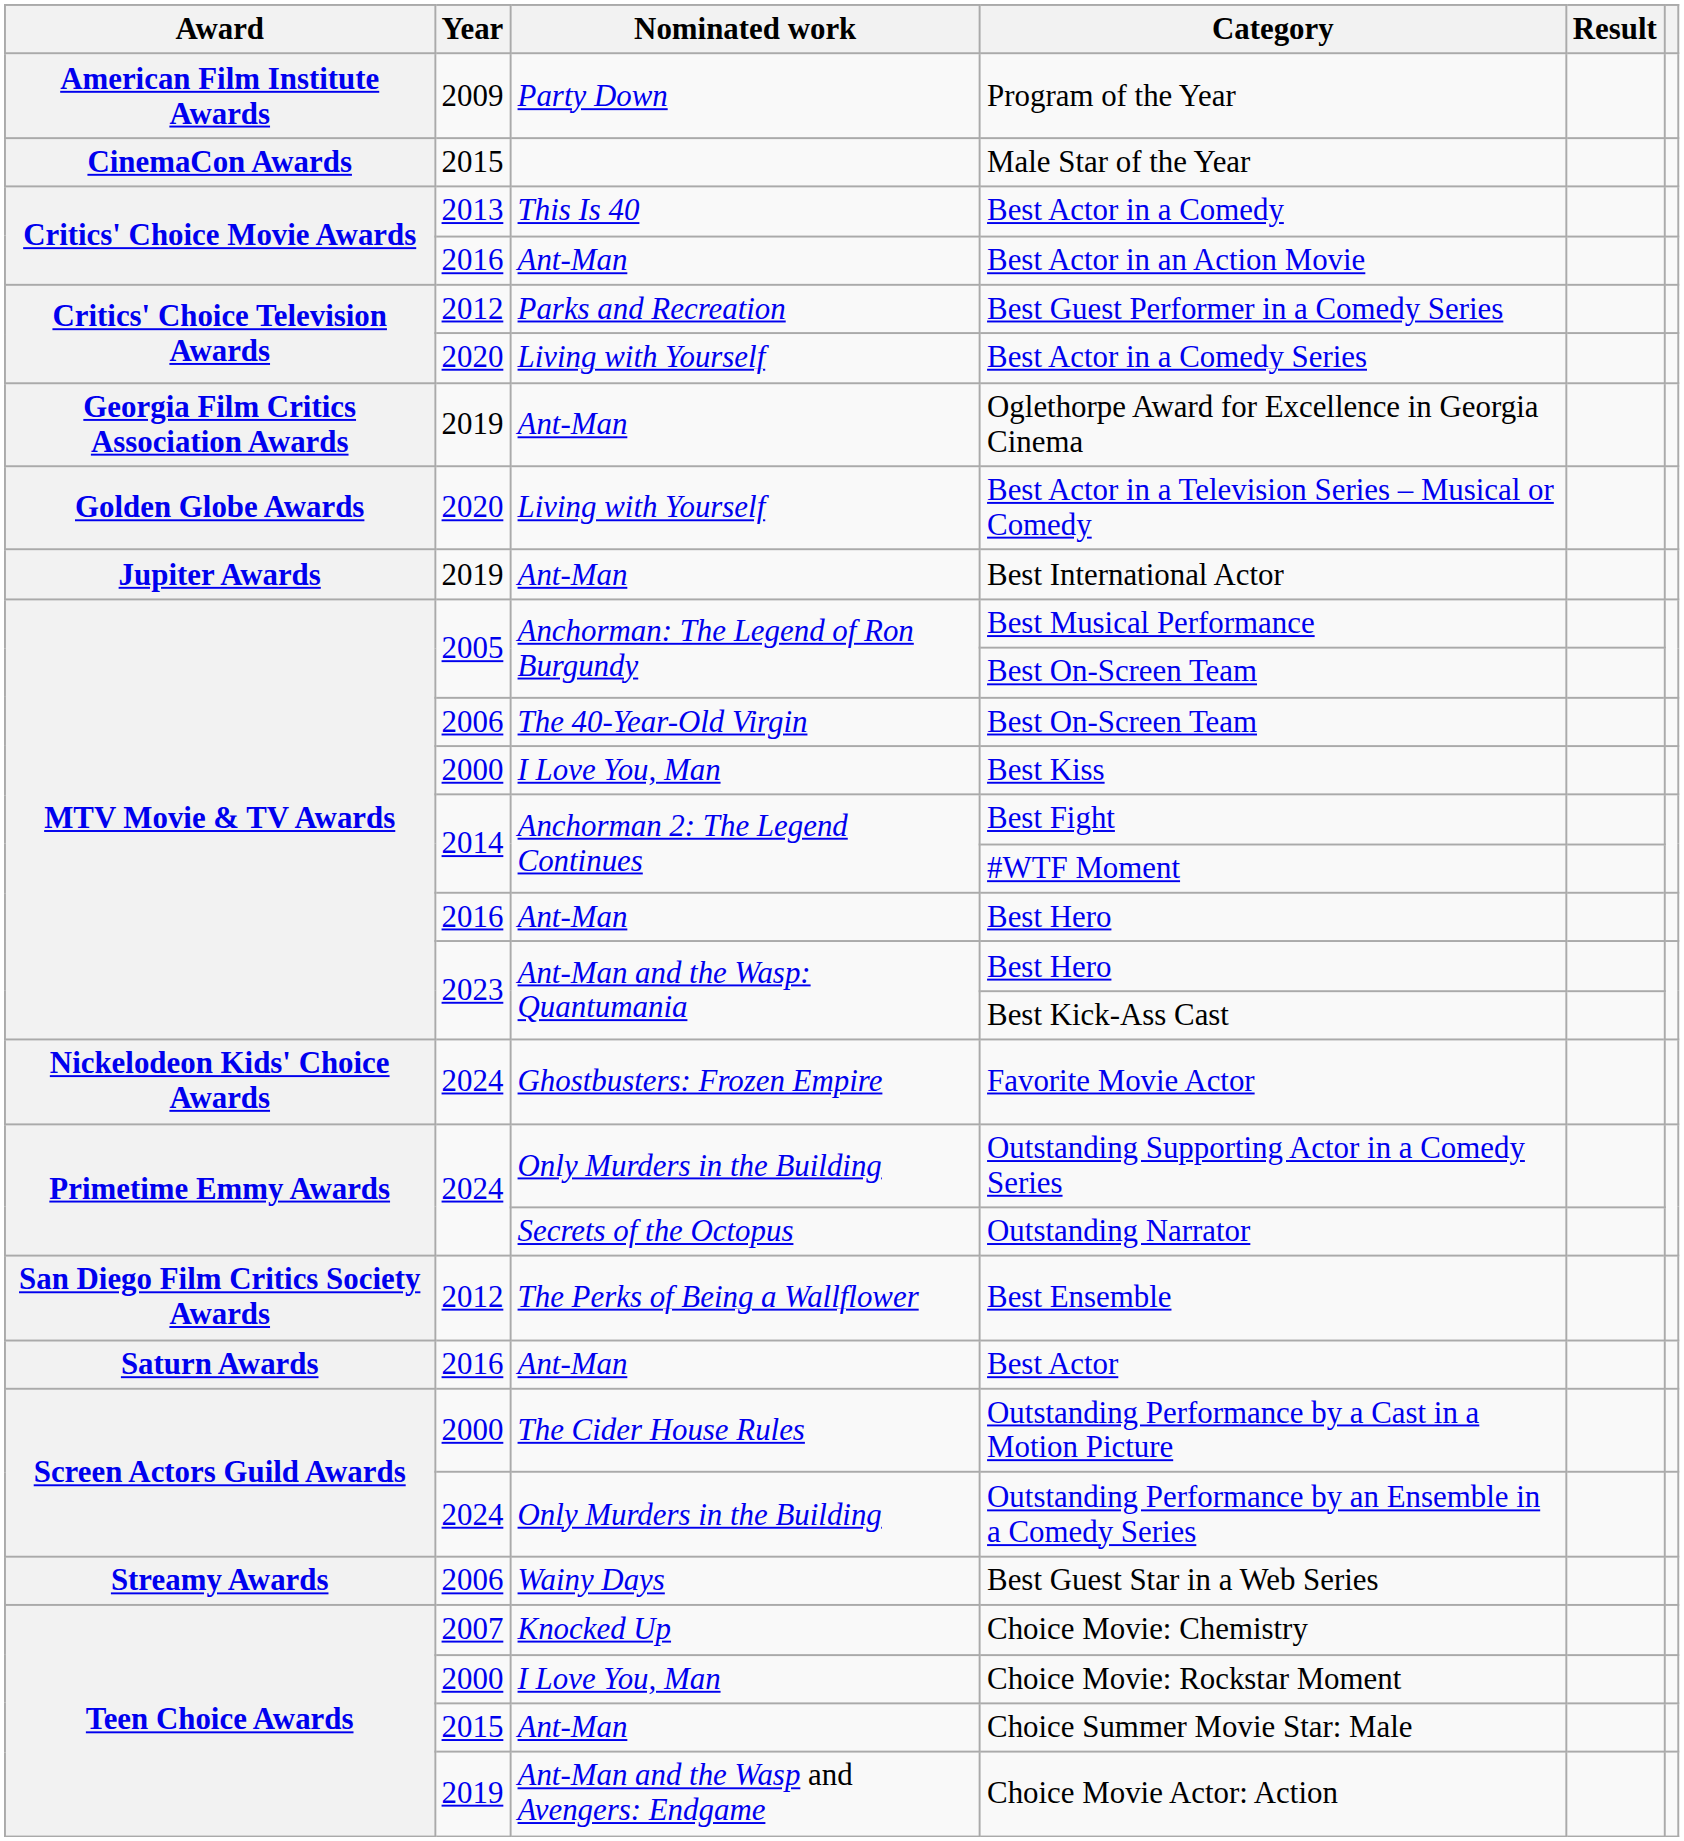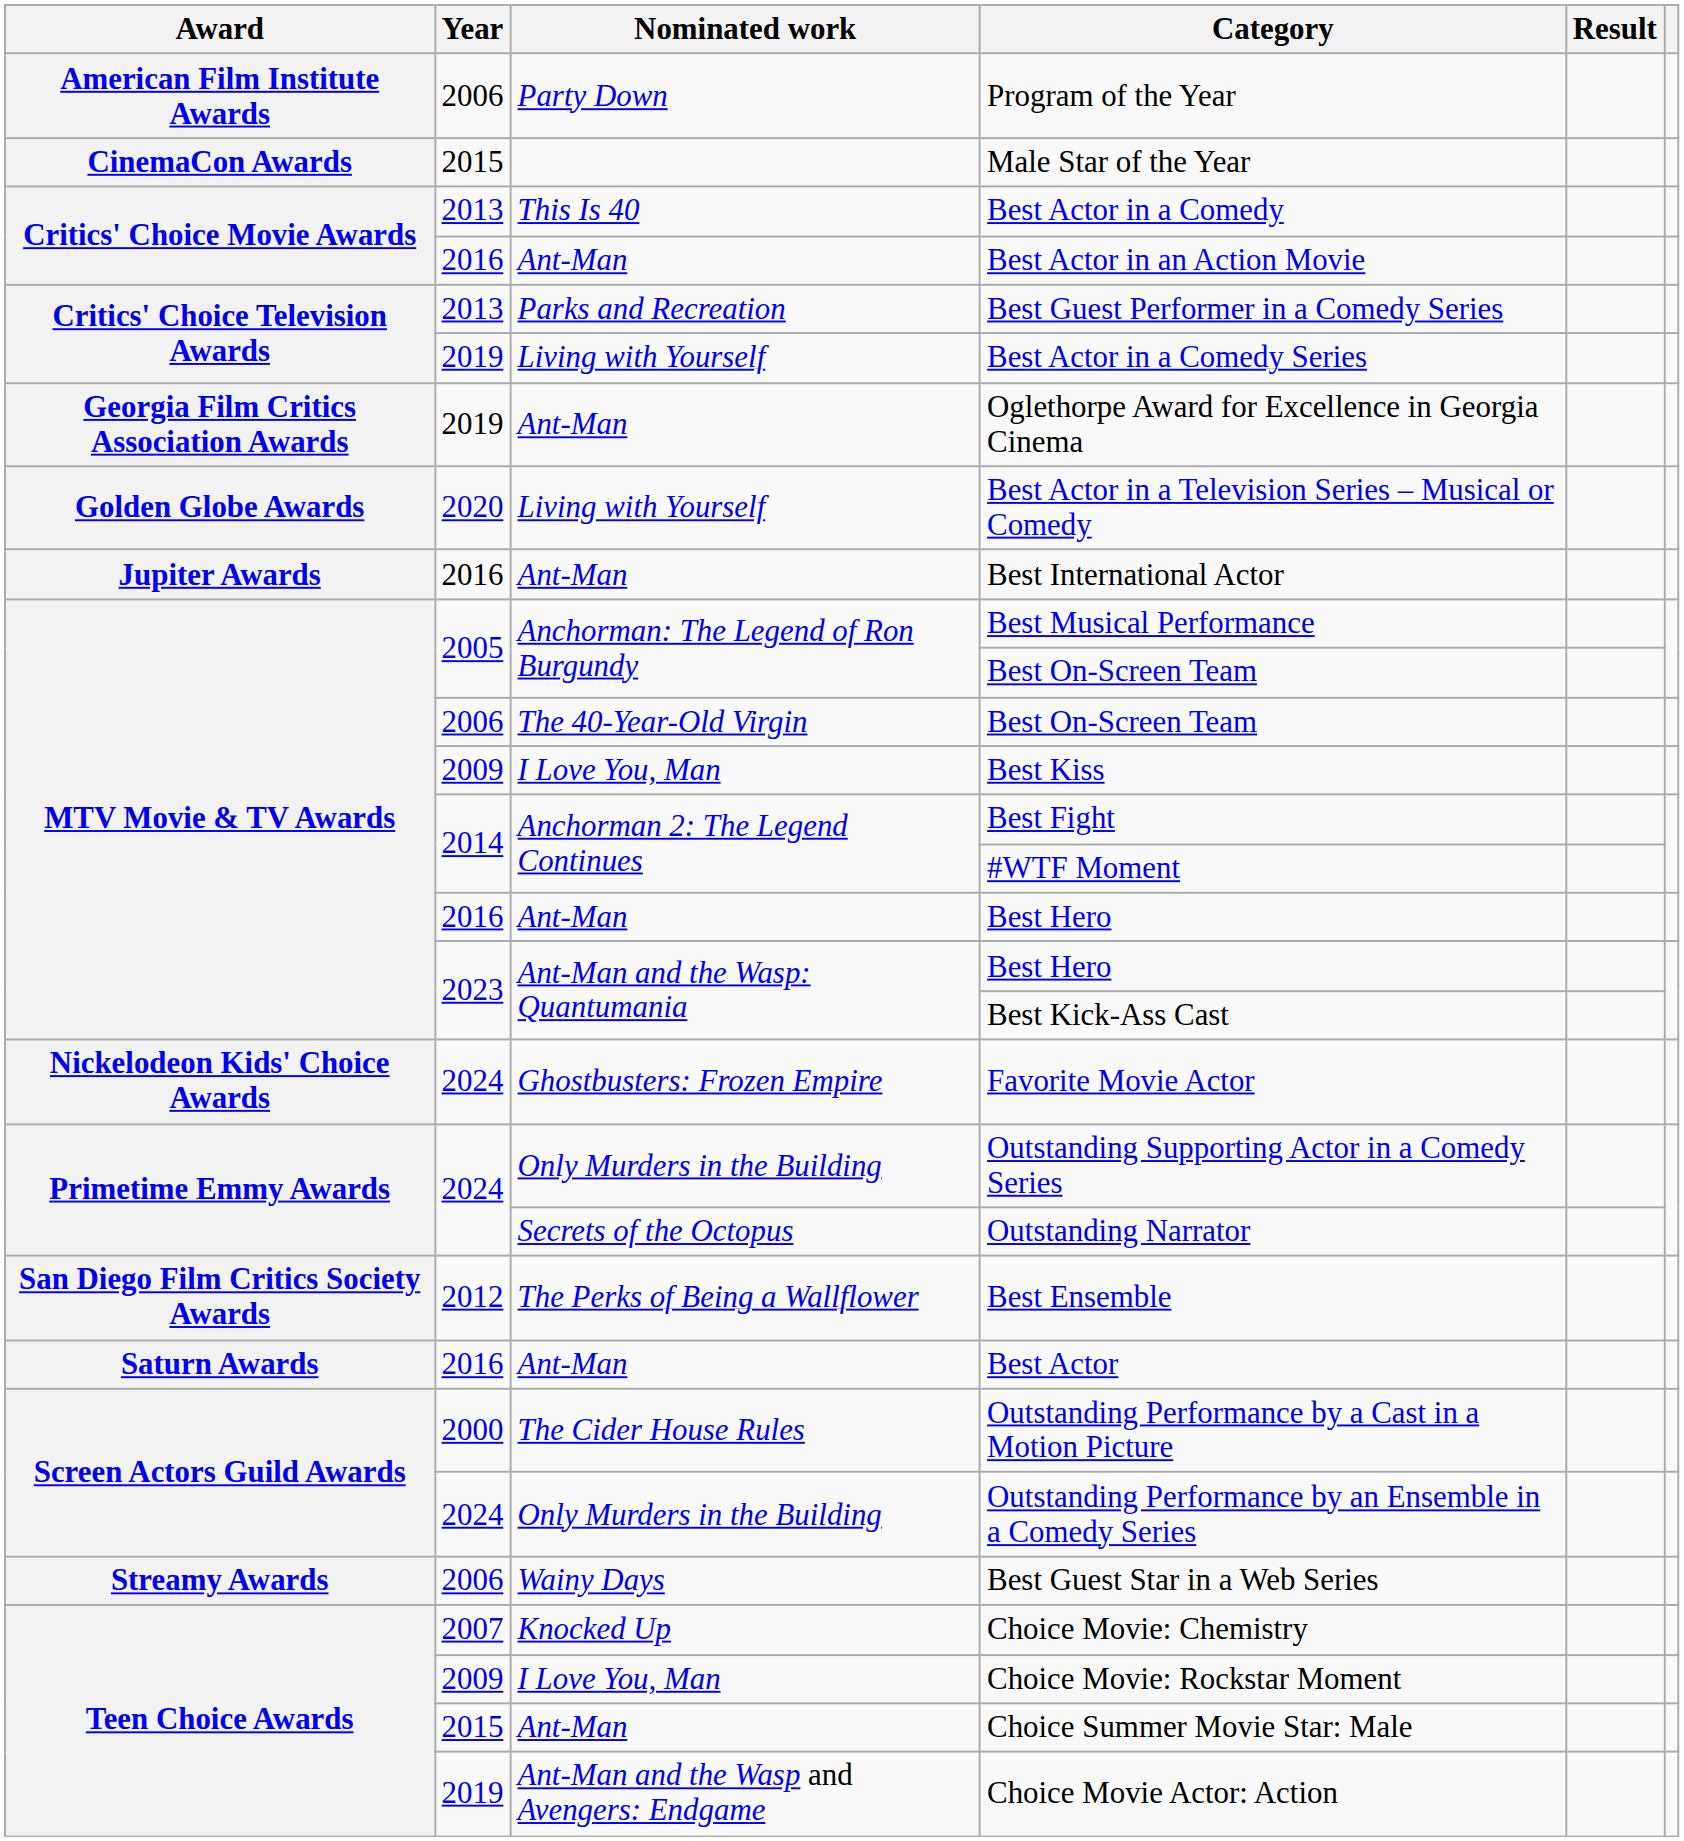(472, 95) 2009 -> (472, 95) 2006
(472, 308) 2012 -> (472, 308) 2013
(472, 357) 2020 -> (472, 357) 2019
(472, 573) 2019 -> (472, 573) 2016
(472, 769) 2000 -> (472, 769) 2009
(472, 1678) 2000 -> (472, 1678) 2009
